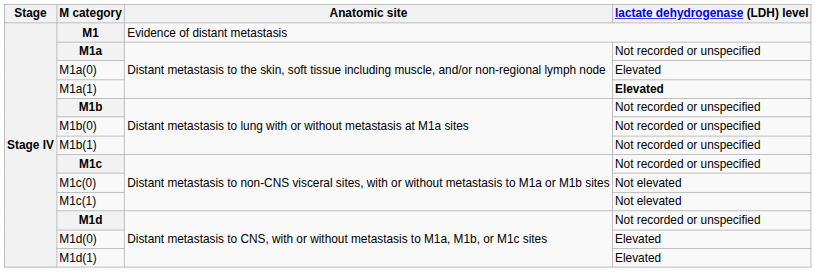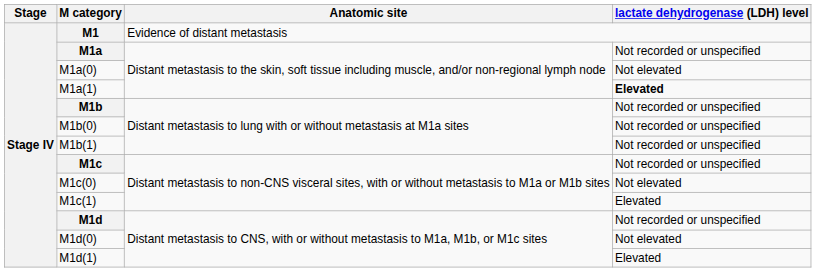(638, 70) Elevated -> (648, 70) Not elevated
(648, 201) Not elevated -> (638, 201) Elevated
(638, 239) Elevated -> (648, 239) Not elevated
